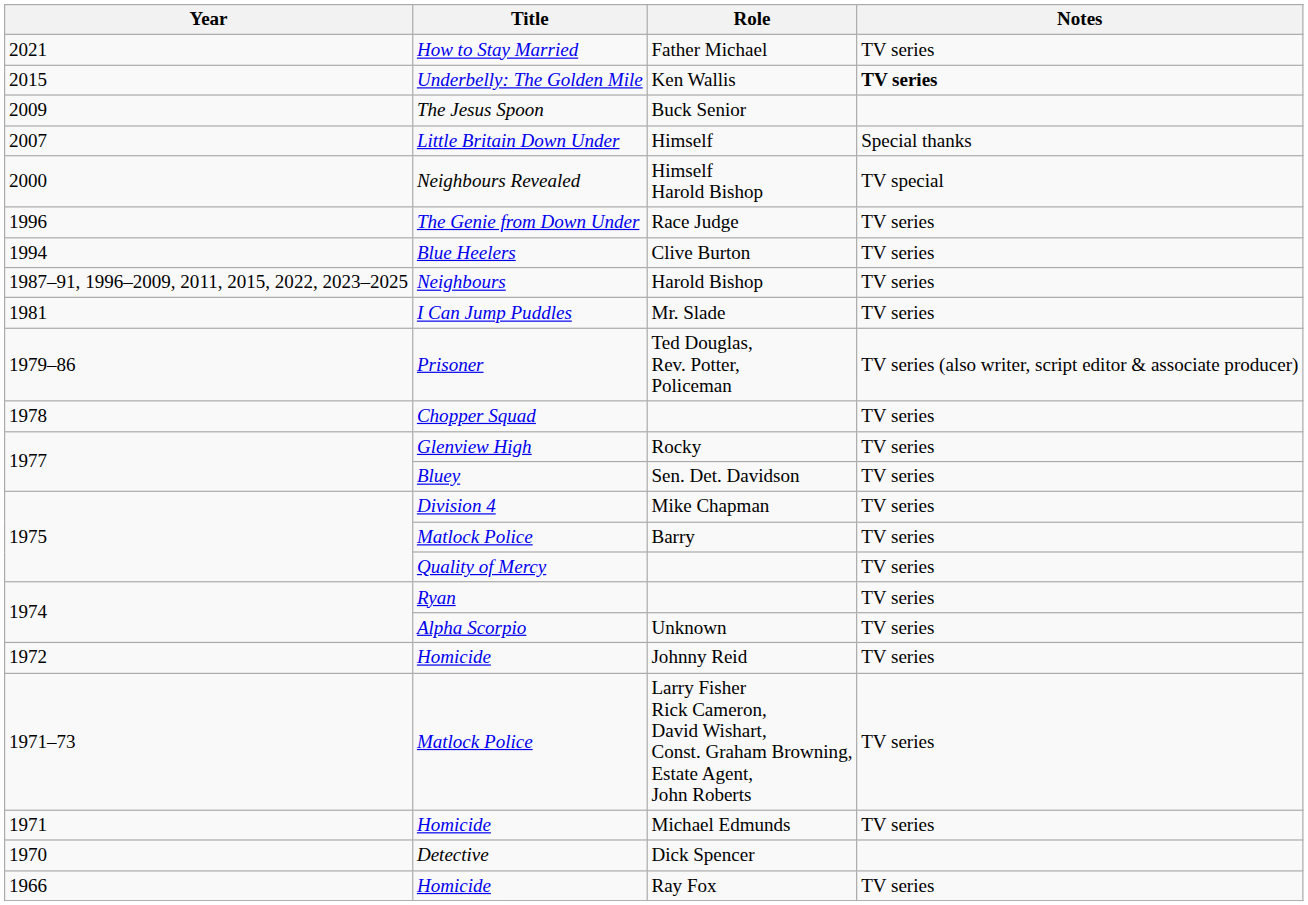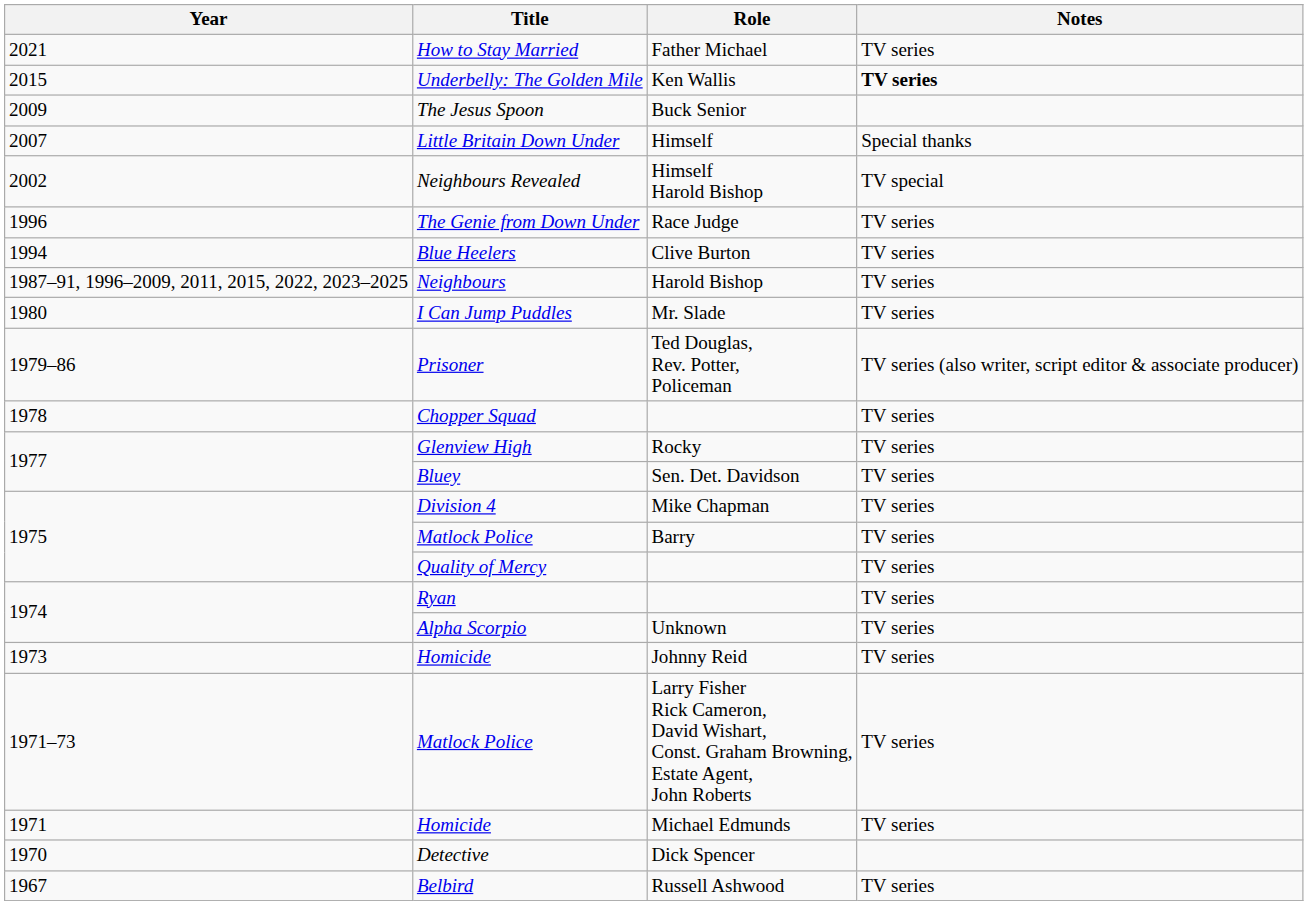(28, 181) 2000 -> (28, 181) 2002
(28, 312) 1981 -> (28, 312) 1980
(28, 657) 1972 -> (28, 657) 1973
+ row: (445, 885)
- row: (454, 885)
